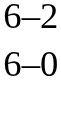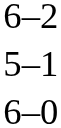+ row: (31, 63)
